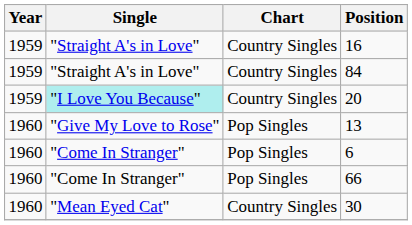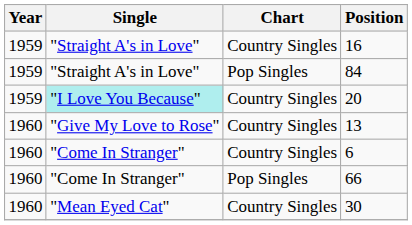(282, 71) Country Singles -> (268, 71) Pop Singles
(268, 125) Pop Singles -> (282, 125) Country Singles
(268, 152) Pop Singles -> (282, 152) Country Singles
